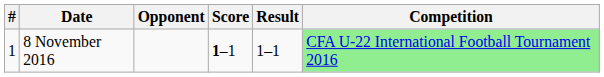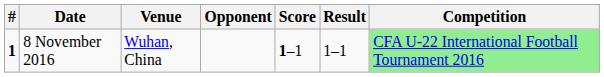+ column: (161, 16)
(12, 50) normal -> (12, 50) bold
